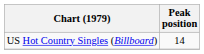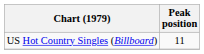(180, 40) 14 -> (180, 40) 11
